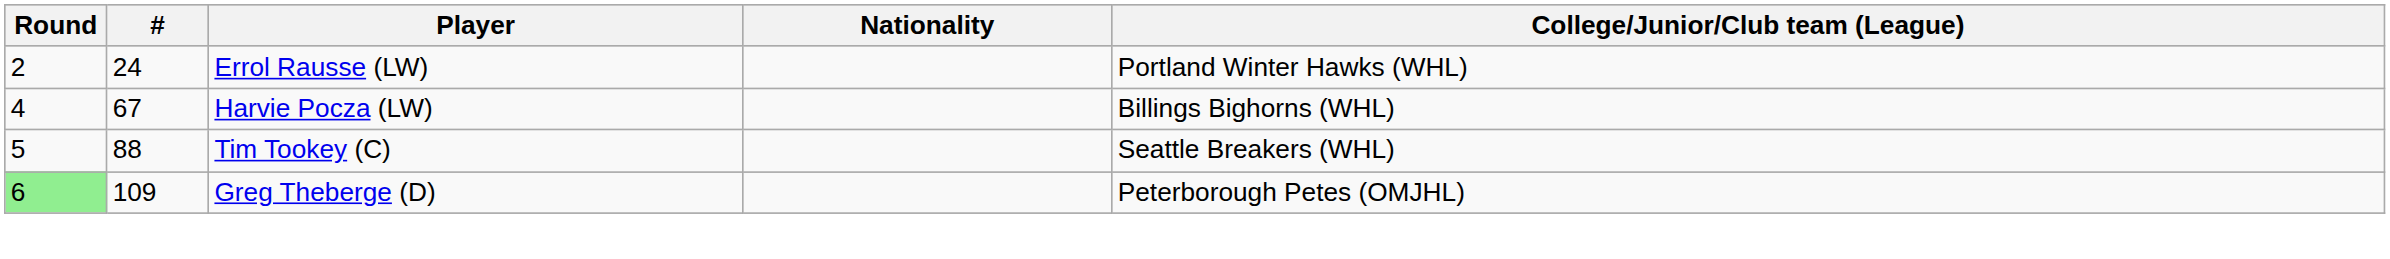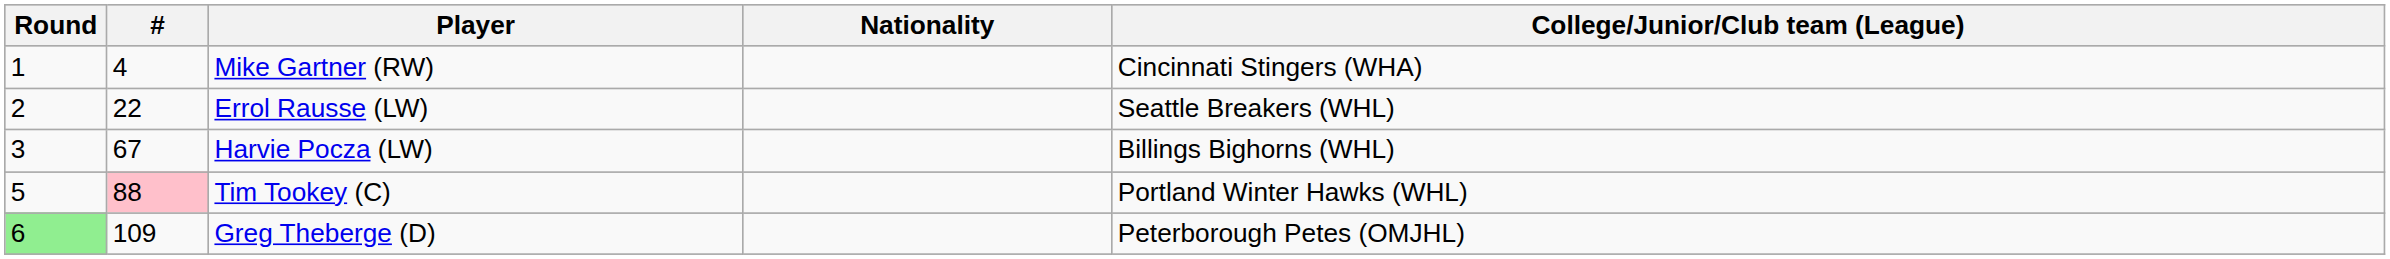+ row: (324, 66)
(127, 66) 24 -> (127, 108) 22
(1293, 66) Portland Winter Hawks (WHL) -> (1256, 108) Seattle Breakers (WHL)
(18, 108) 4 -> (18, 150) 3
(127, 150) no background -> (127, 191) pink background
(1256, 150) Seattle Breakers (WHL) -> (1293, 191) Portland Winter Hawks (WHL)
